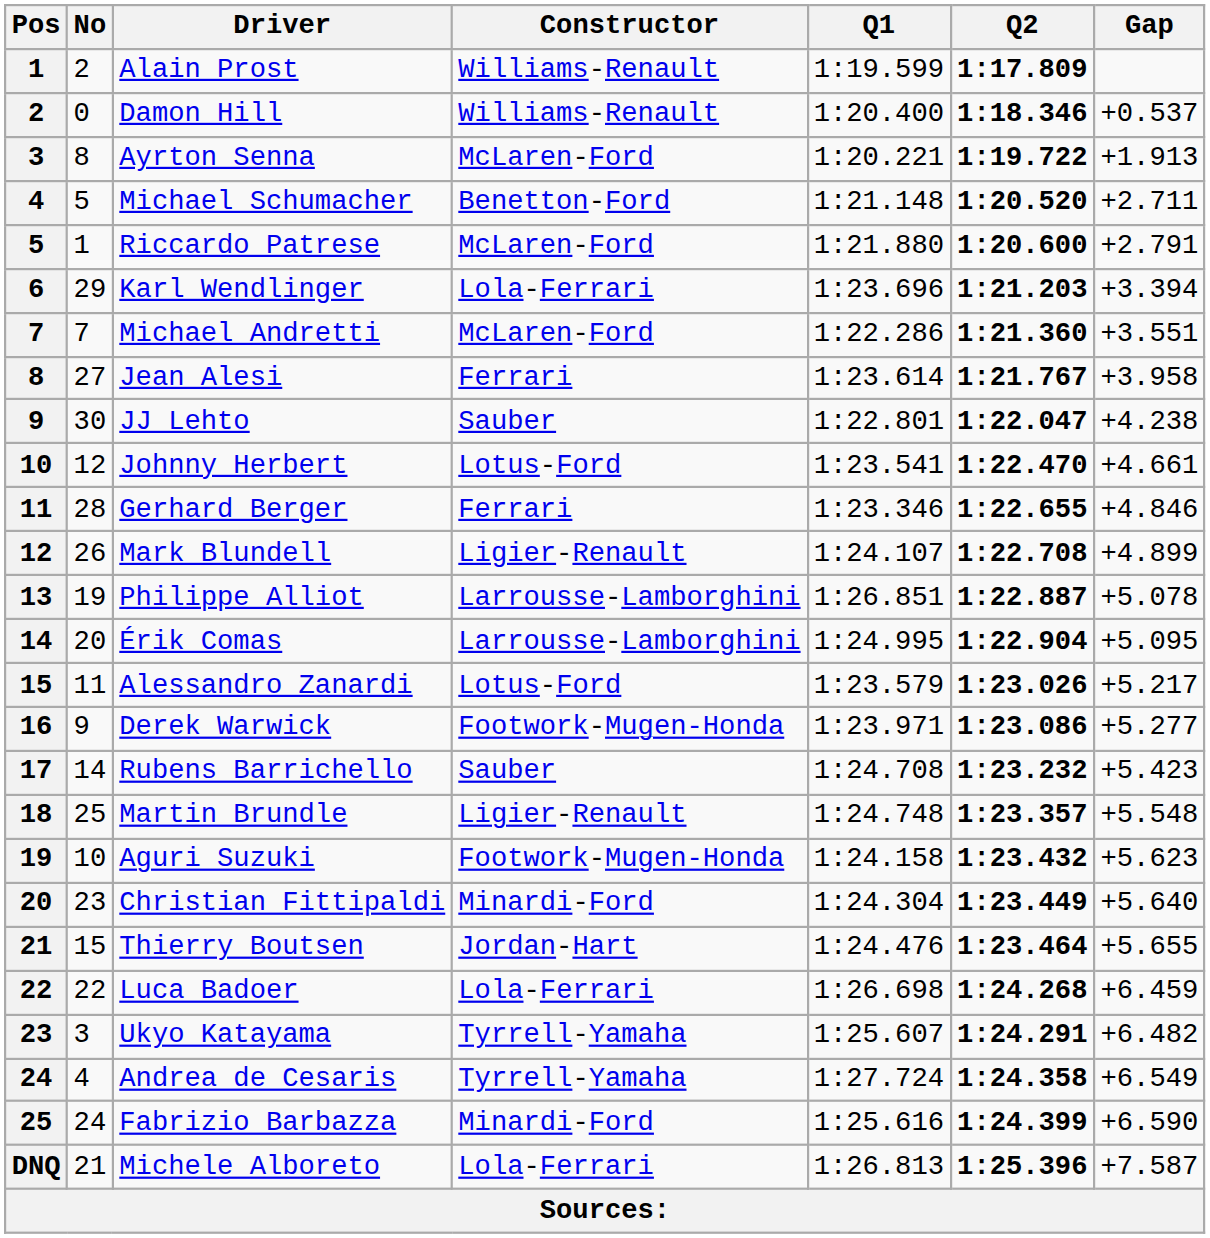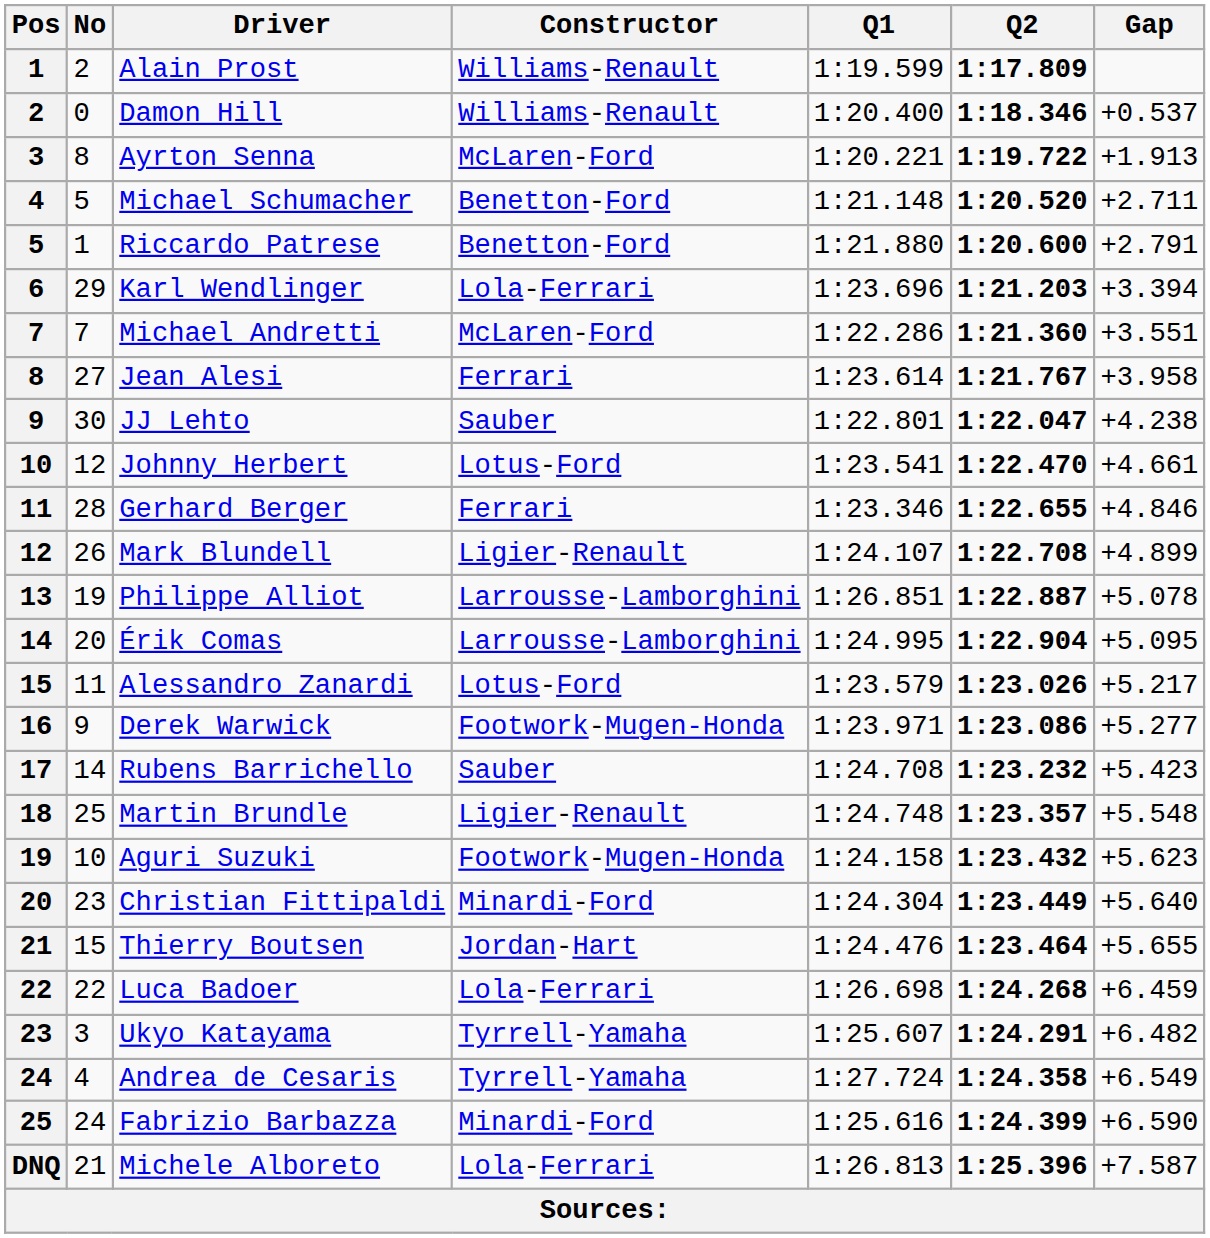(556, 247) McLaren-Ford -> (564, 247) Benetton-Ford
